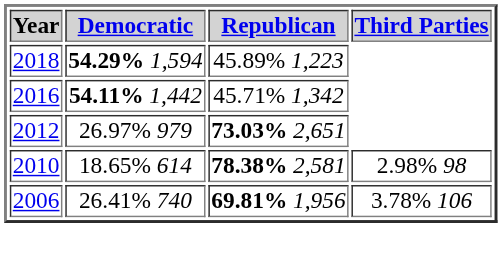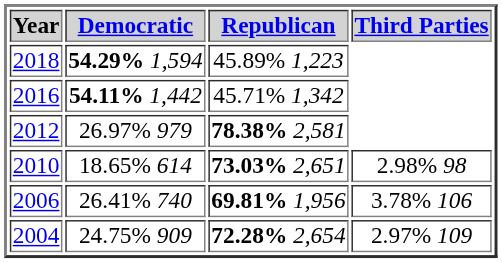(278, 130) 73.03% 2,651 -> (278, 130) 78.38% 2,581
(278, 165) 78.38% 2,581 -> (278, 165) 73.03% 2,651
+ row: (36, 235)
